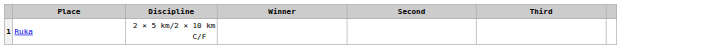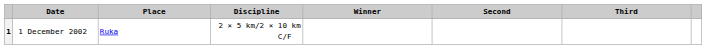+ column: (55, 11)
